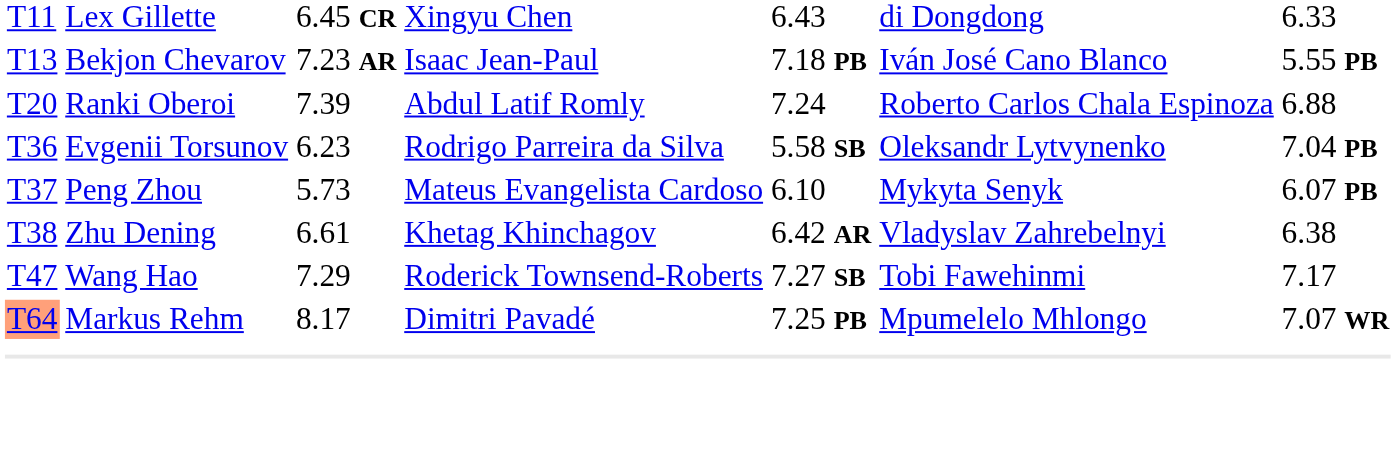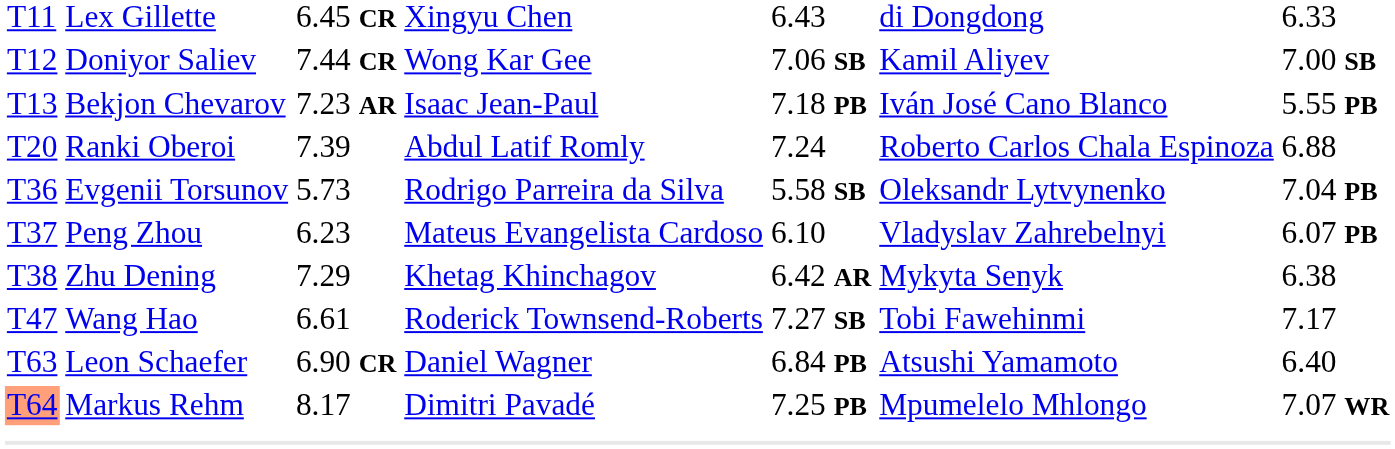+ row: (161, 60)
(323, 146) 6.23 -> (323, 189) 5.73
(323, 189) 5.73 -> (323, 232) 6.23
(971, 189) Mykyta Senyk -> (1022, 232) Vladyslav Zahrebelnyi
(323, 232) 6.61 -> (323, 275) 7.29
(1022, 232) Vladyslav Zahrebelnyi -> (971, 275) Mykyta Senyk
(323, 275) 7.29 -> (323, 318) 6.61
+ row: (156, 362)
